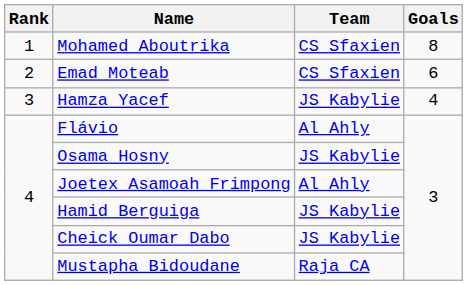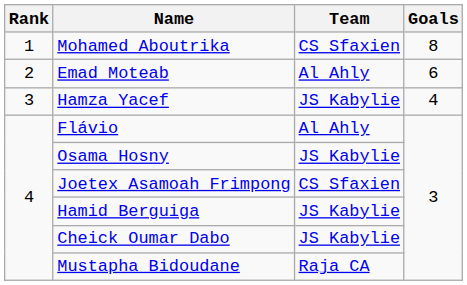(349, 74) CS Sfaxien -> (334, 74) Al Ahly
(334, 184) Al Ahly -> (349, 184) CS Sfaxien
